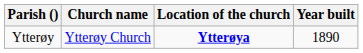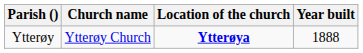(326, 37) 1890 -> (326, 37) 1888
